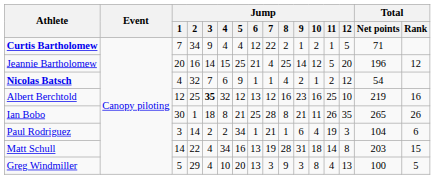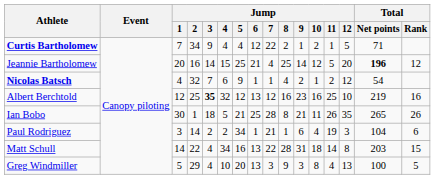(378, 63) normal -> (378, 63) bold
(225, 115) 8 -> (225, 115) 5
(271, 149) 19 -> (271, 149) 22
